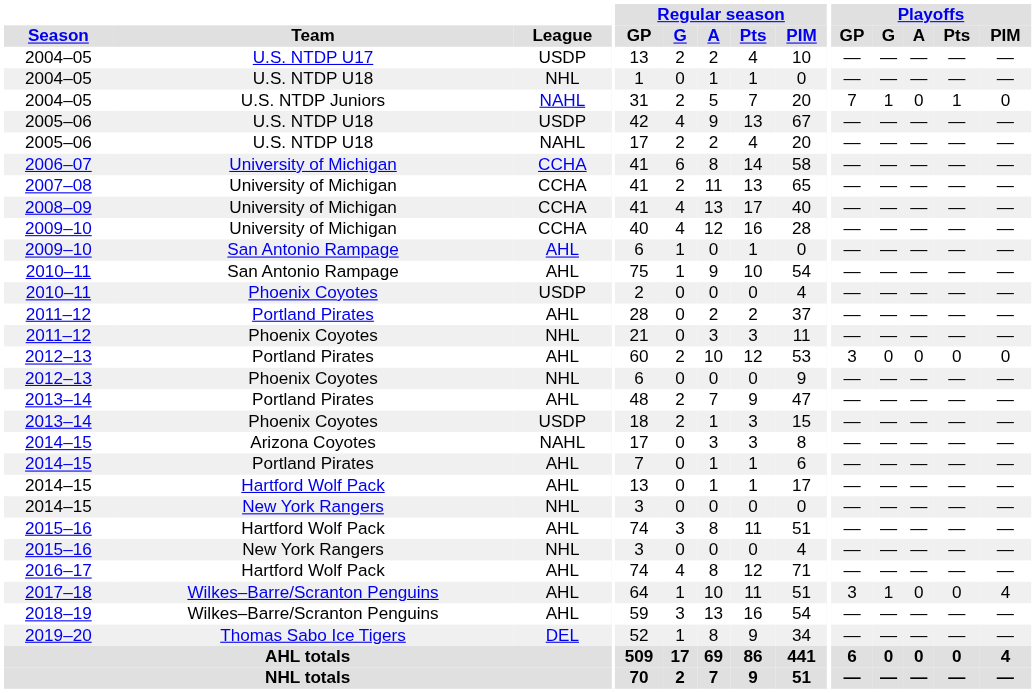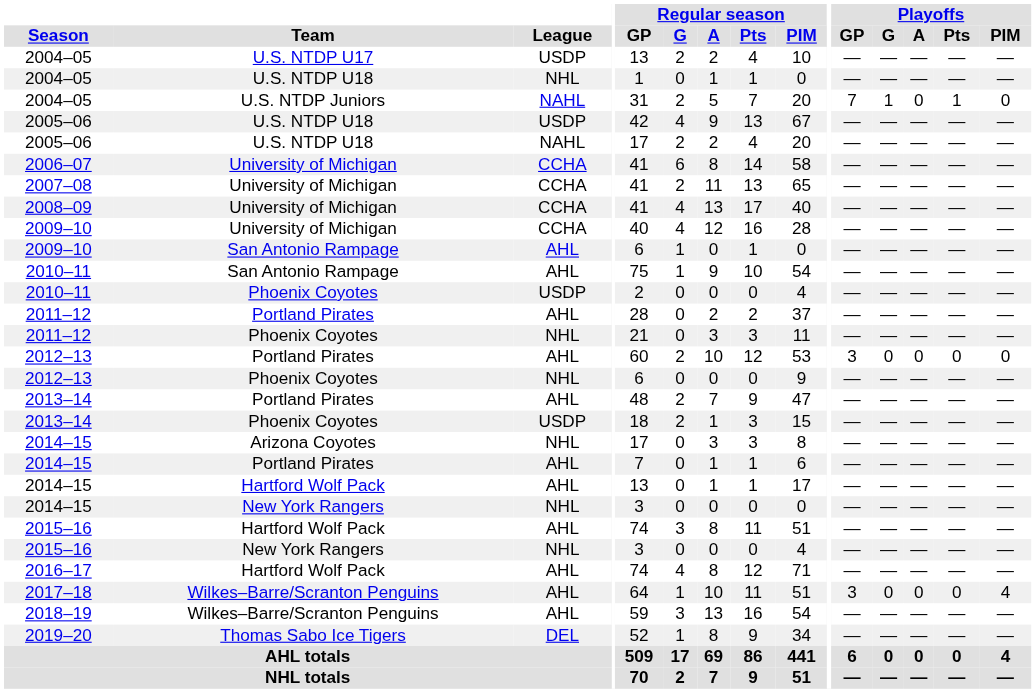(562, 442) NAHL -> (562, 442) NHL
(888, 592) 1 -> (888, 592) 0
